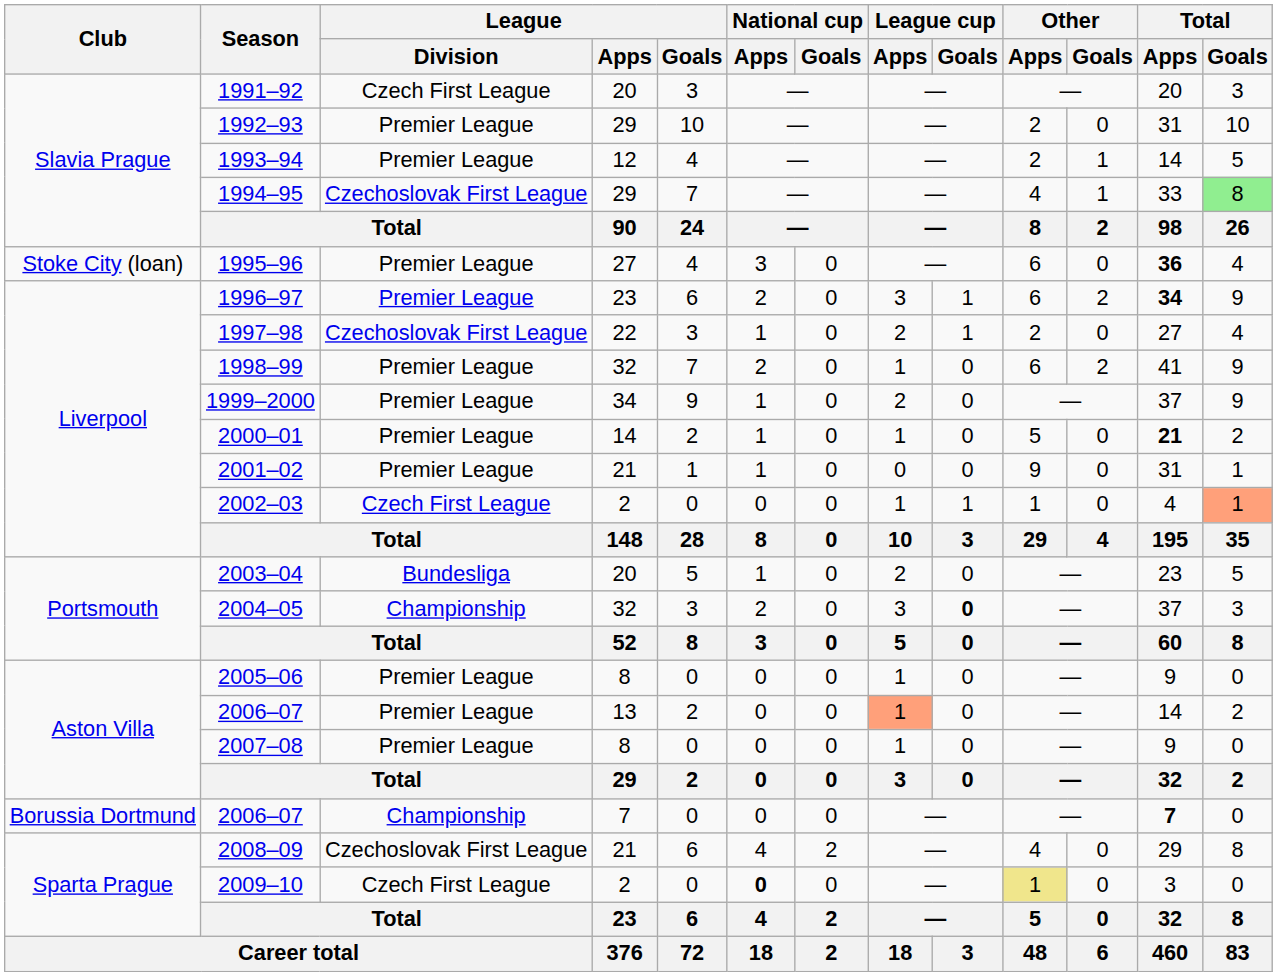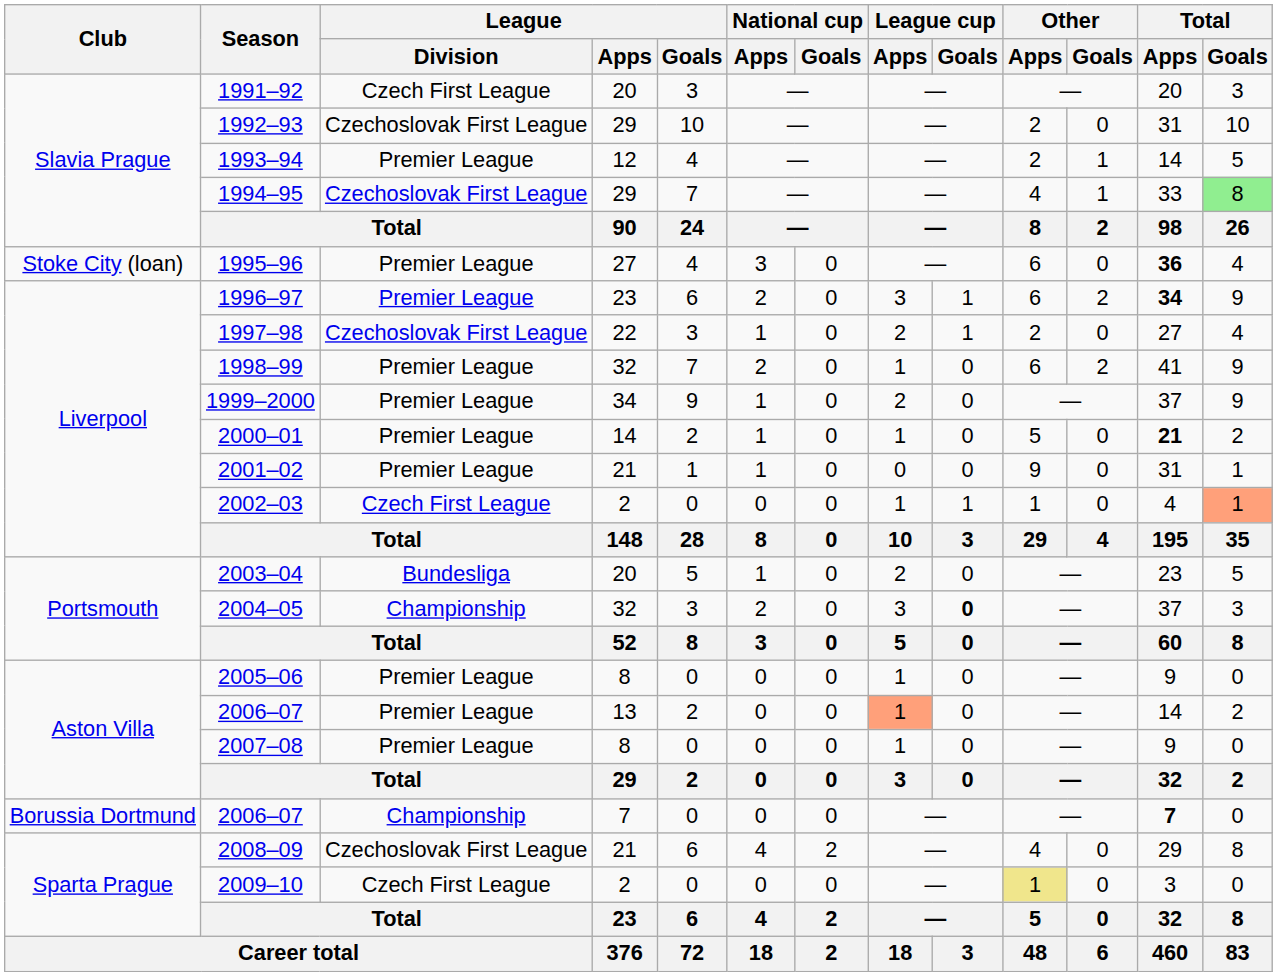(456, 125) Premier League -> (456, 125) Czechoslovak First League
(761, 884) bold -> (761, 884) normal
